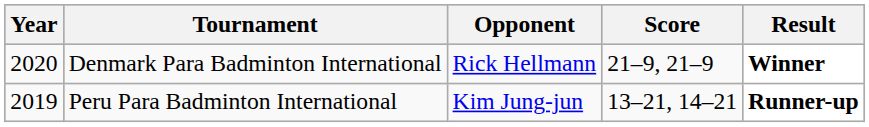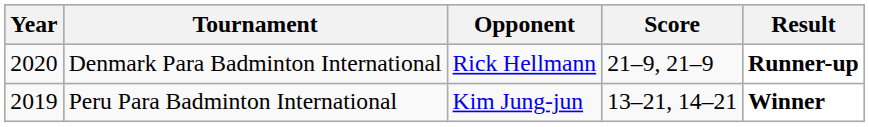(787, 63) Winner -> (803, 63) Runner-up
(803, 102) Runner-up -> (787, 102) Winner
